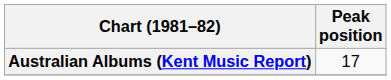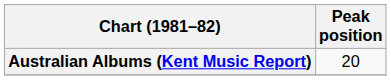(351, 61) 17 -> (351, 61) 20
